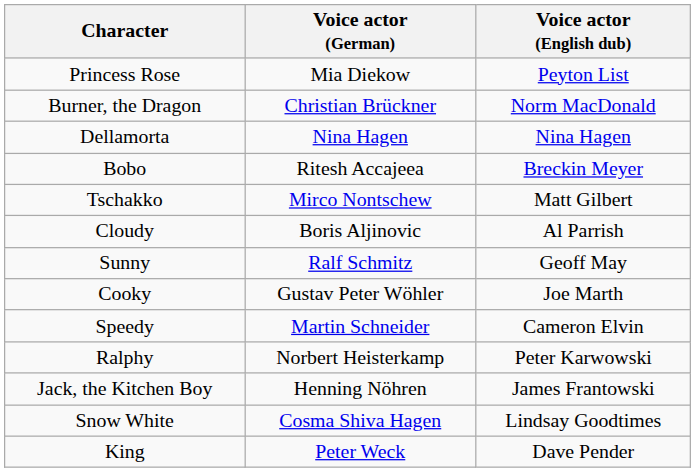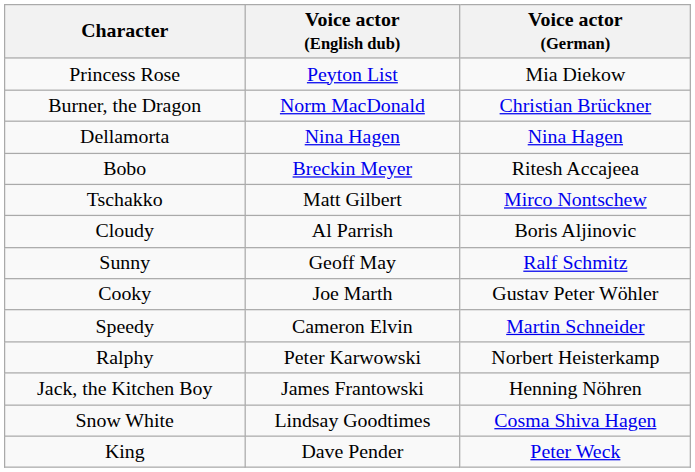columns swapped: (360, 31) <-> (583, 31)
